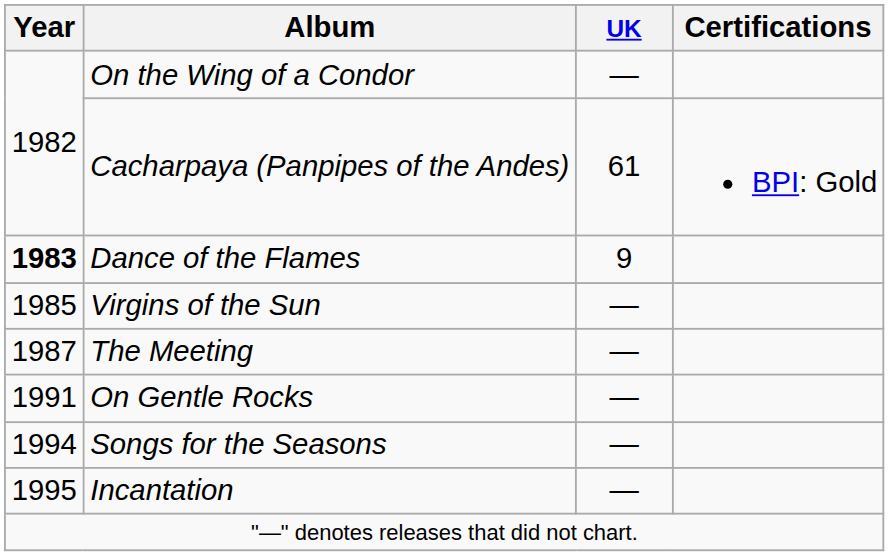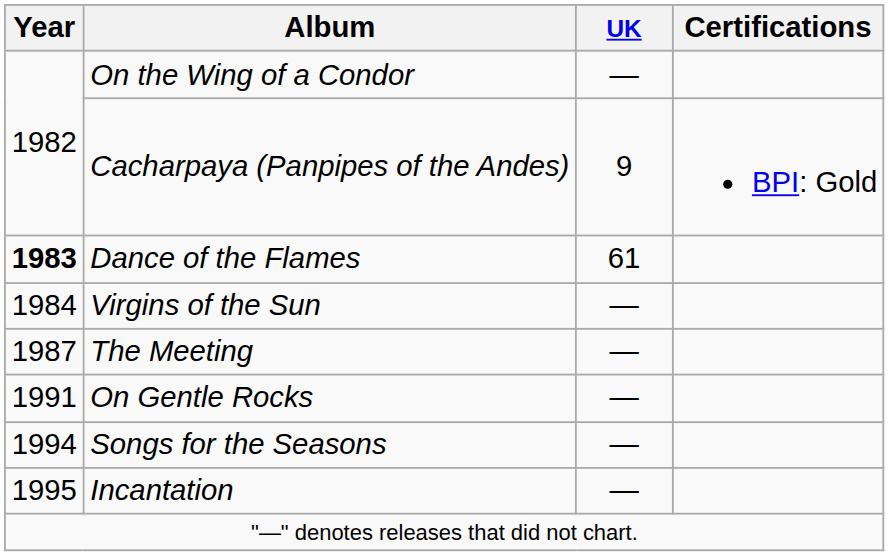(624, 166) 61 -> (624, 166) 9
(624, 258) 9 -> (624, 258) 61
(44, 304) 1985 -> (44, 304) 1984
